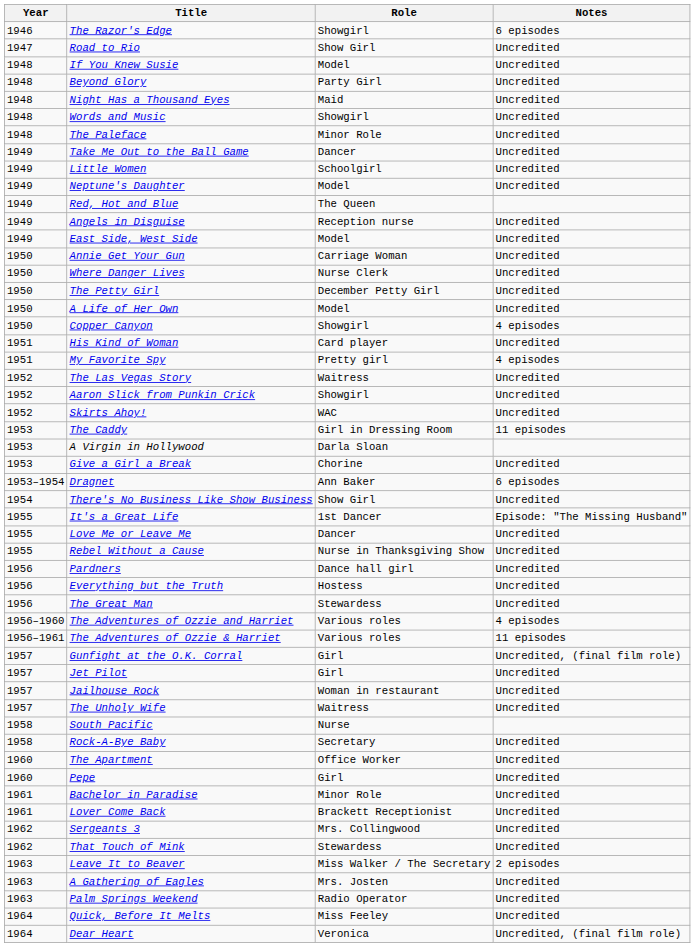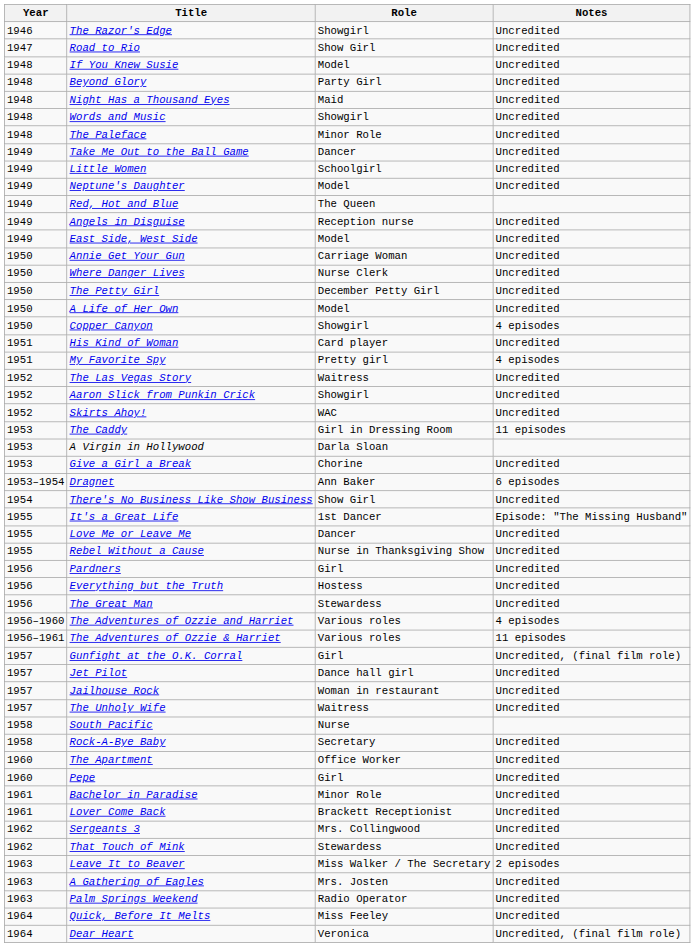(528, 30) 6 episodes -> (528, 30) Uncredited
(366, 569) Dance hall girl -> (331, 569) Girl
(331, 673) Girl -> (366, 673) Dance hall girl
